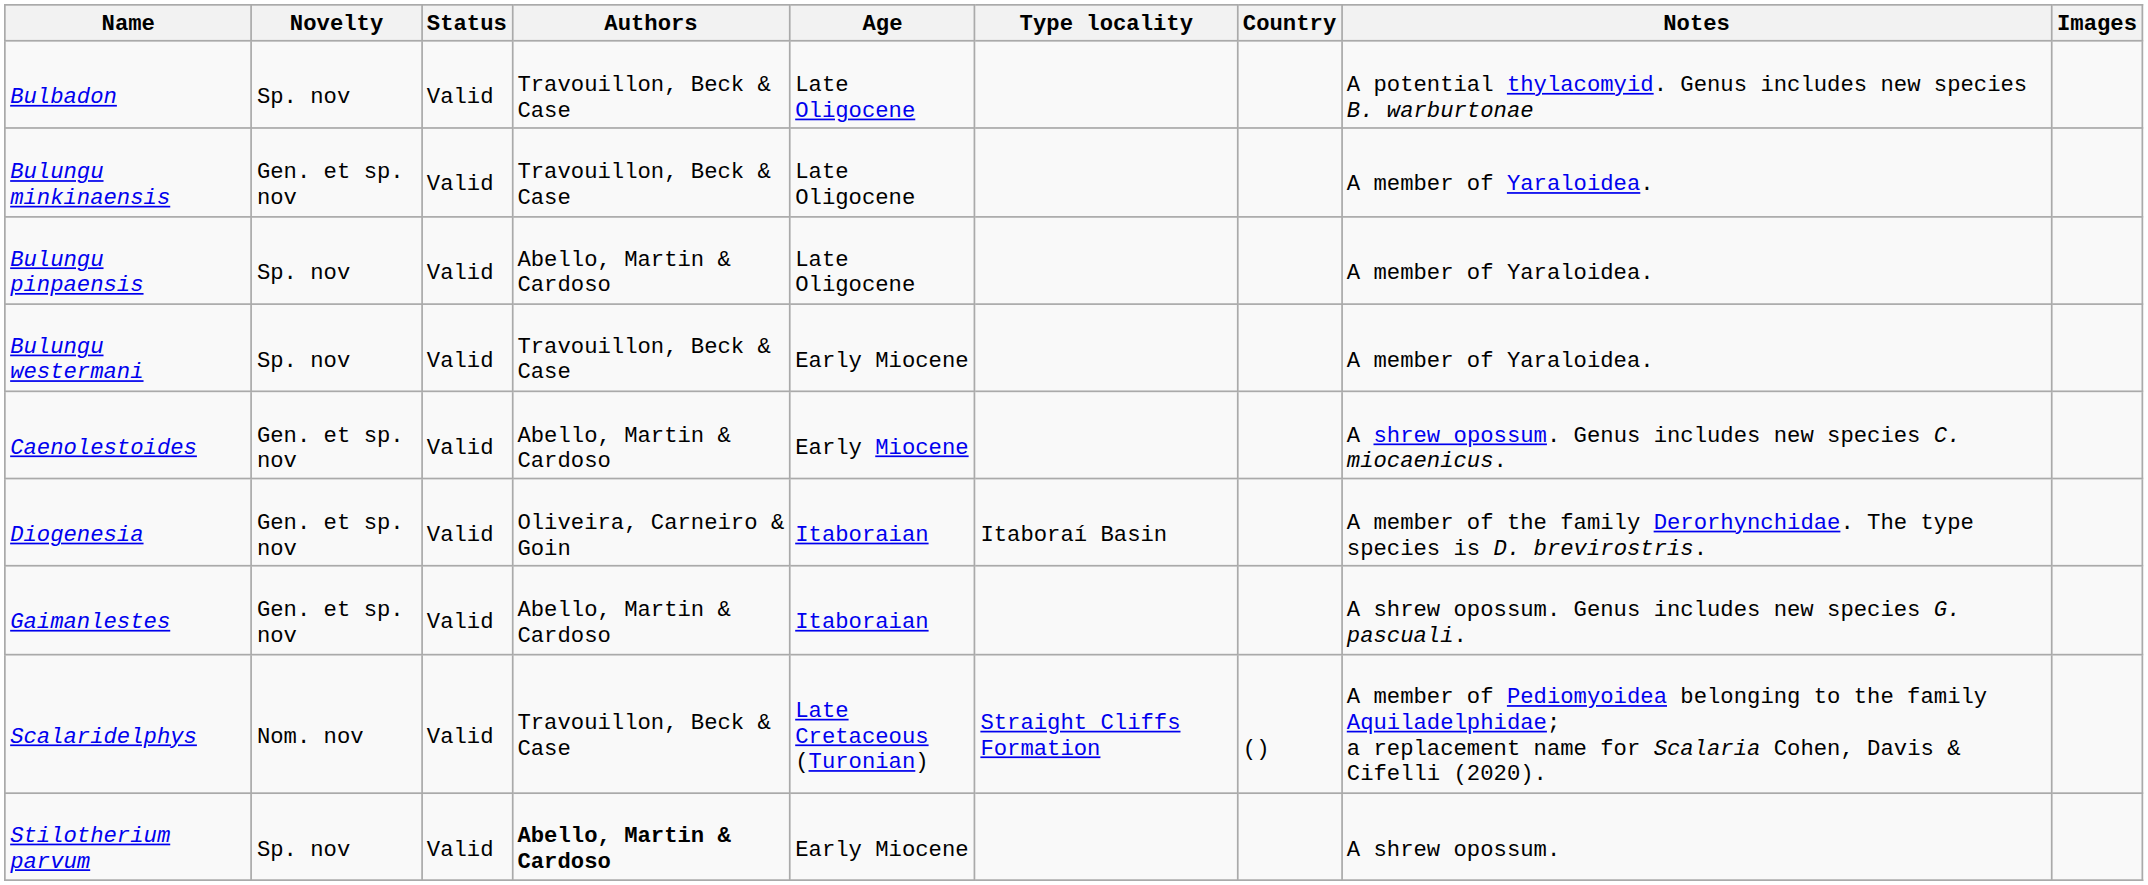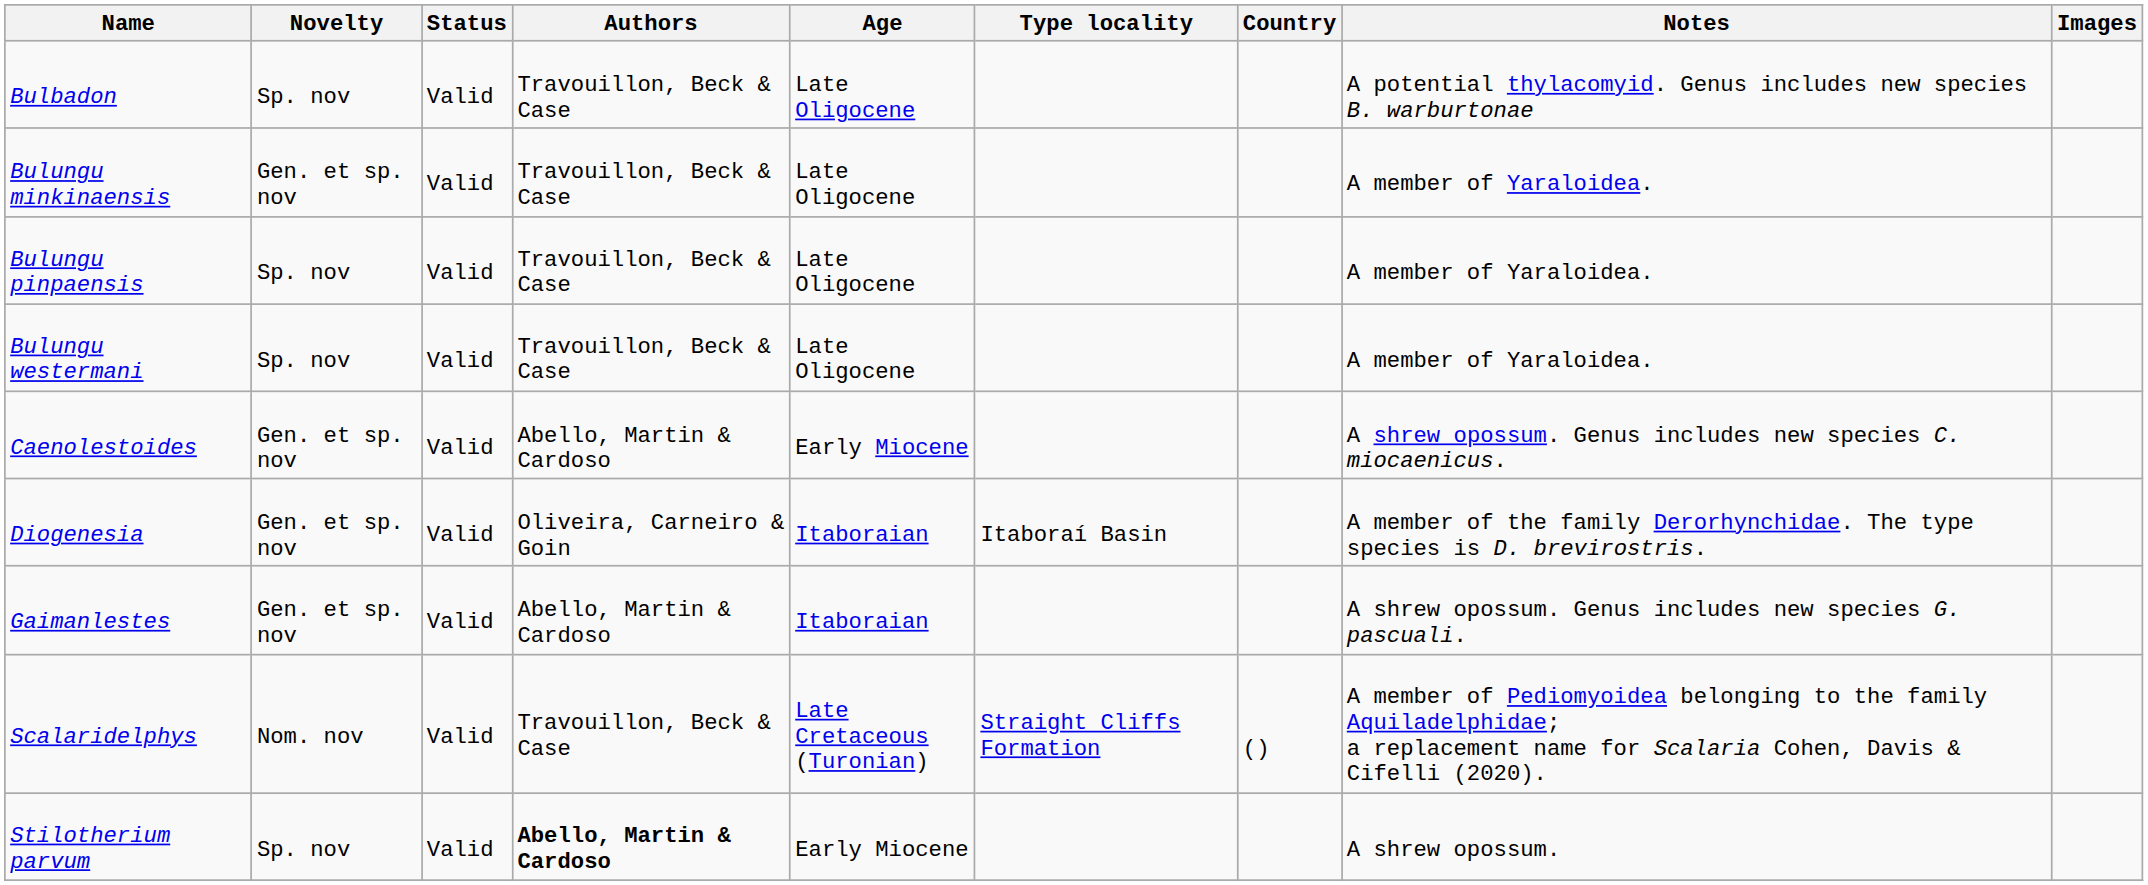(624, 273) Abello, Martin & Cardoso -> (644, 273) Travouillon, Beck & Case
(882, 360) Early Miocene -> (855, 360) Late Oligocene
